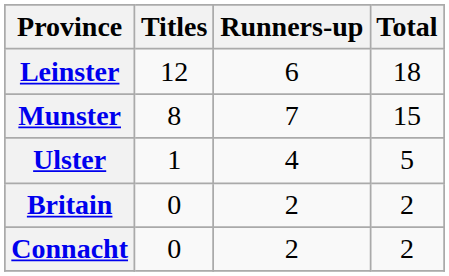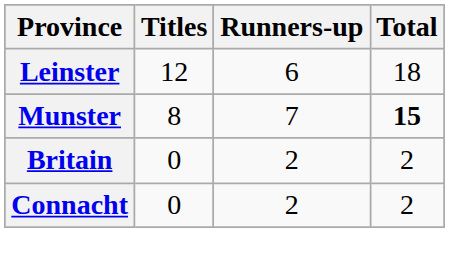(407, 115) normal -> (407, 115) bold
- row: (70, 159)
